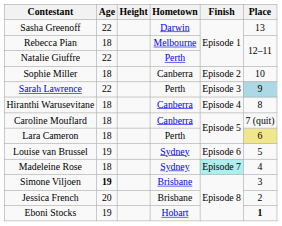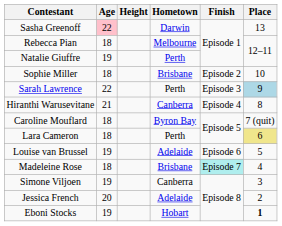(107, 27) no background -> (107, 27) pink background
(107, 58) 22 -> (107, 58) 19
(175, 74) Canberra -> (175, 74) Brisbane
(107, 105) 18 -> (107, 105) 21
(175, 120) Canberra -> (175, 120) Byron Bay
(175, 151) Sydney -> (175, 151) Adelaide
(175, 167) Sydney -> (175, 167) Brisbane
(107, 182) bold -> (107, 182) normal
(175, 182) Brisbane -> (175, 182) Canberra
(175, 197) Brisbane -> (175, 197) Adelaide
